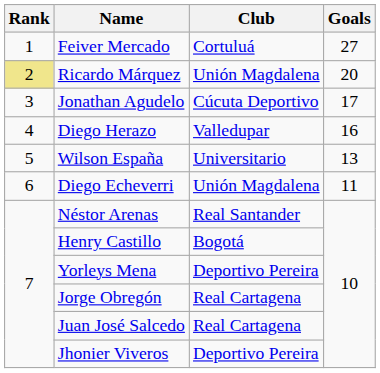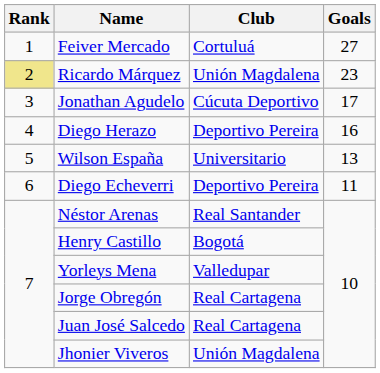(349, 74) 20 -> (349, 74) 23
(231, 130) Valledupar -> (256, 130) Deportivo Pereira
(256, 185) Unión Magdalena -> (256, 185) Deportivo Pereira
(256, 269) Deportivo Pereira -> (231, 269) Valledupar
(256, 353) Deportivo Pereira -> (256, 353) Unión Magdalena
